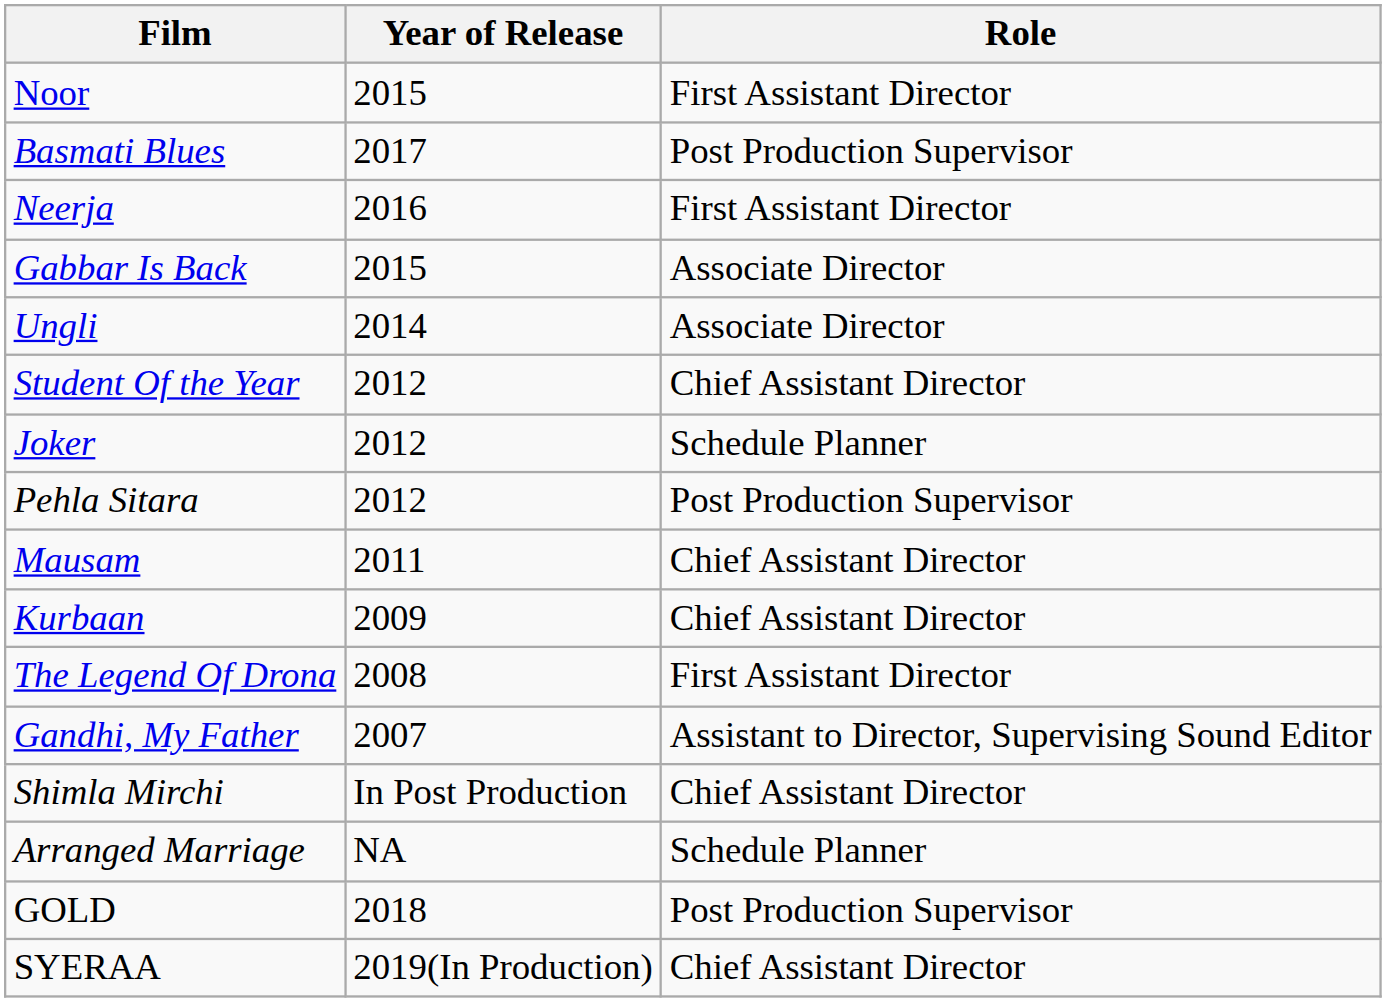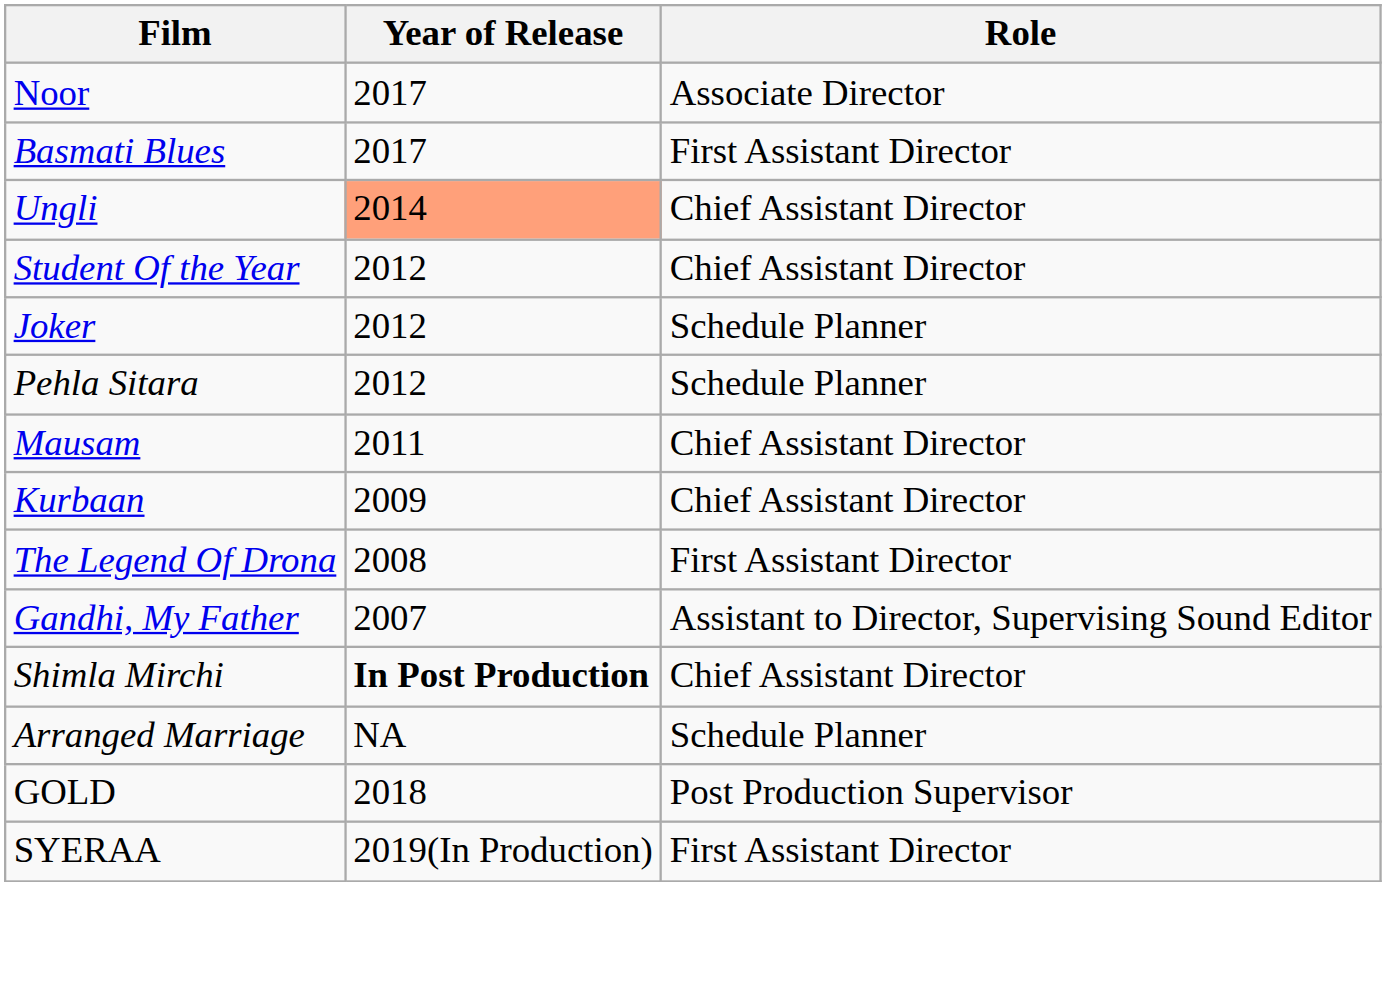(390, 92) 2015 -> (390, 92) 2017
(840, 92) First Assistant Director -> (807, 92) Associate Director
(871, 150) Post Production Supervisor -> (840, 150) First Assistant Director
- row: (64, 208)
- row: (130, 267)
(390, 325) no background -> (390, 208) lightsalmon background
(807, 325) Associate Director -> (848, 208) Chief Assistant Director
(871, 500) Post Production Supervisor -> (798, 383) Schedule Planner
(490, 792) normal -> (501, 675) bold
(848, 967) Chief Assistant Director -> (840, 850) First Assistant Director
